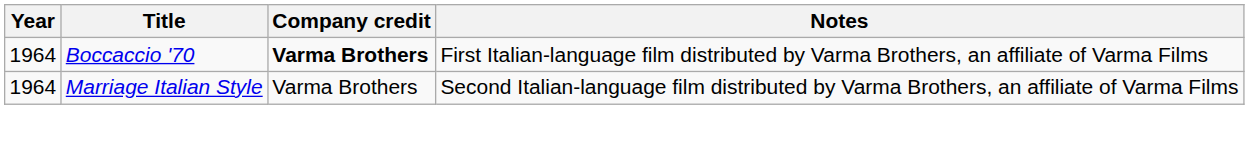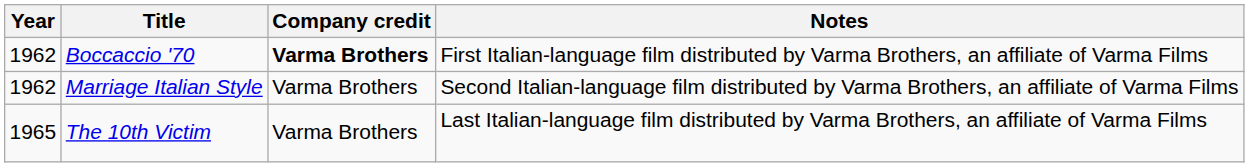(33, 54) 1964 -> (33, 54) 1962
(33, 87) 1964 -> (33, 87) 1962
+ row: (138, 132)
